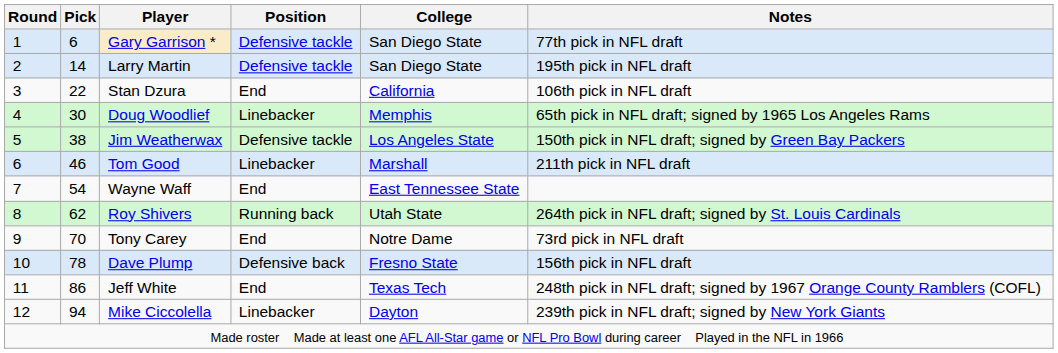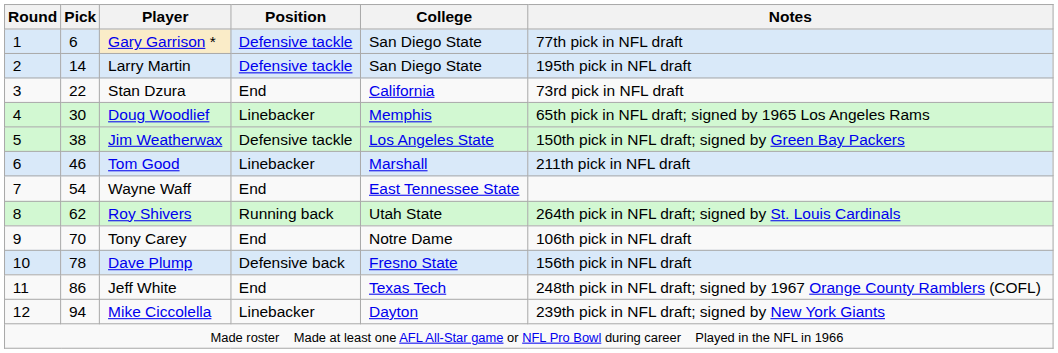(614, 91) 106th pick in NFL draft -> (610, 91) 73rd pick in NFL draft
(610, 238) 73rd pick in NFL draft -> (614, 238) 106th pick in NFL draft
